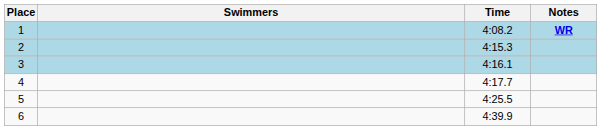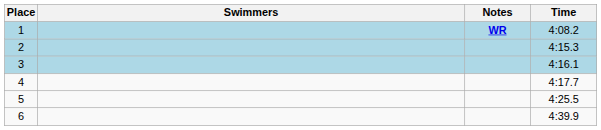columns swapped: (498, 13) <-> (564, 13)
